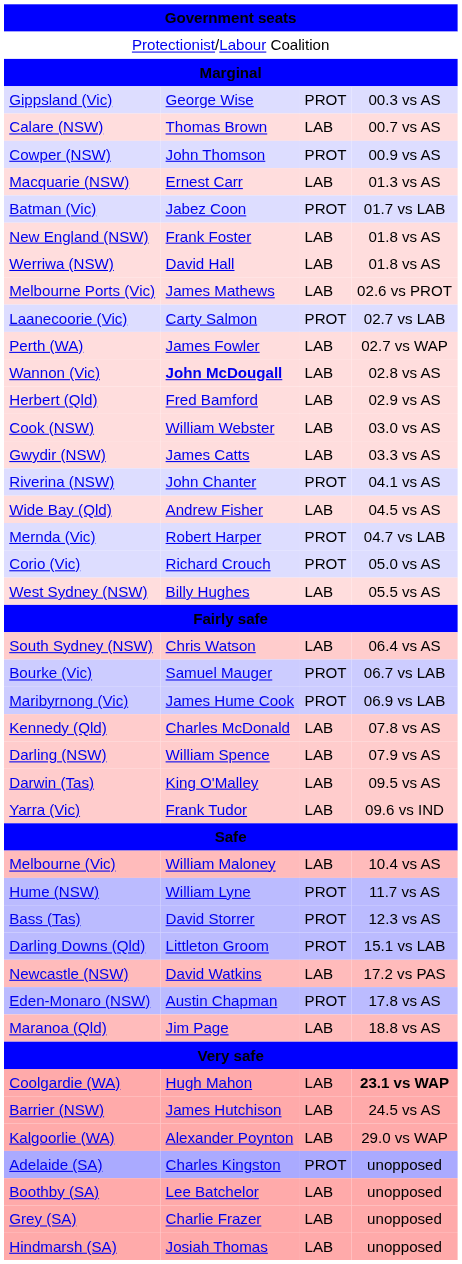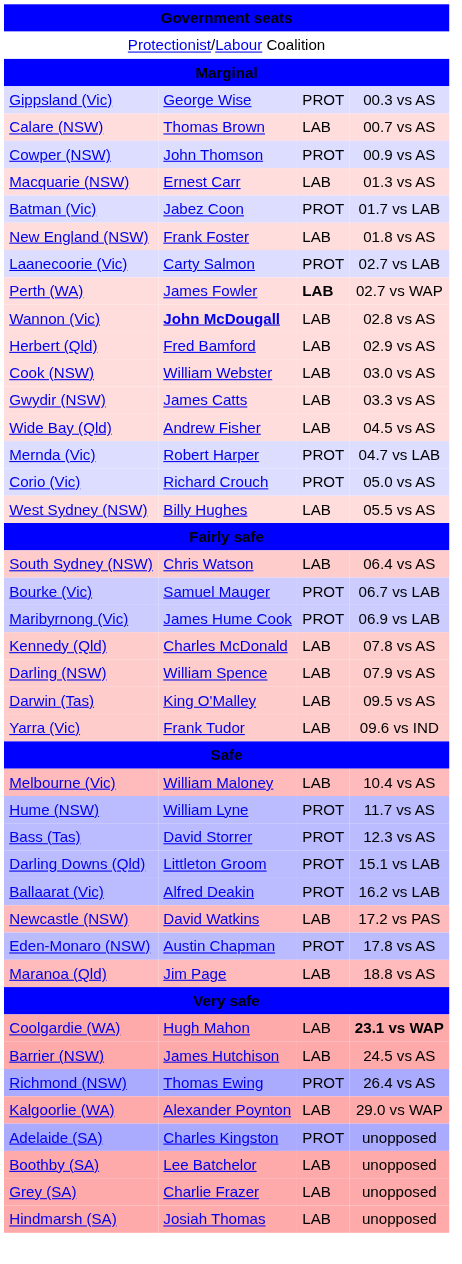- row: (62, 263)
- row: (82, 291)
(319, 345) normal -> (318, 291) bold
- row: (62, 482)
+ row: (57, 891)
+ row: (68, 1082)
